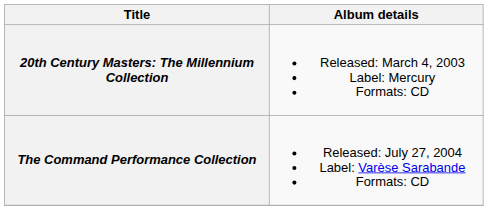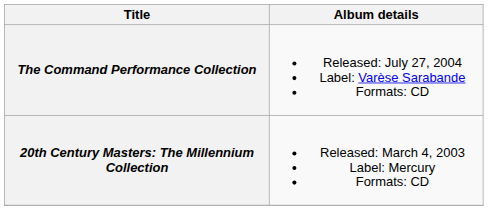rows swapped: (137, 70) <-> (137, 160)
